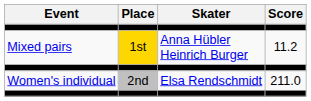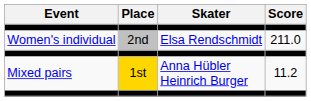rows swapped: (61, 80) <-> (40, 47)
